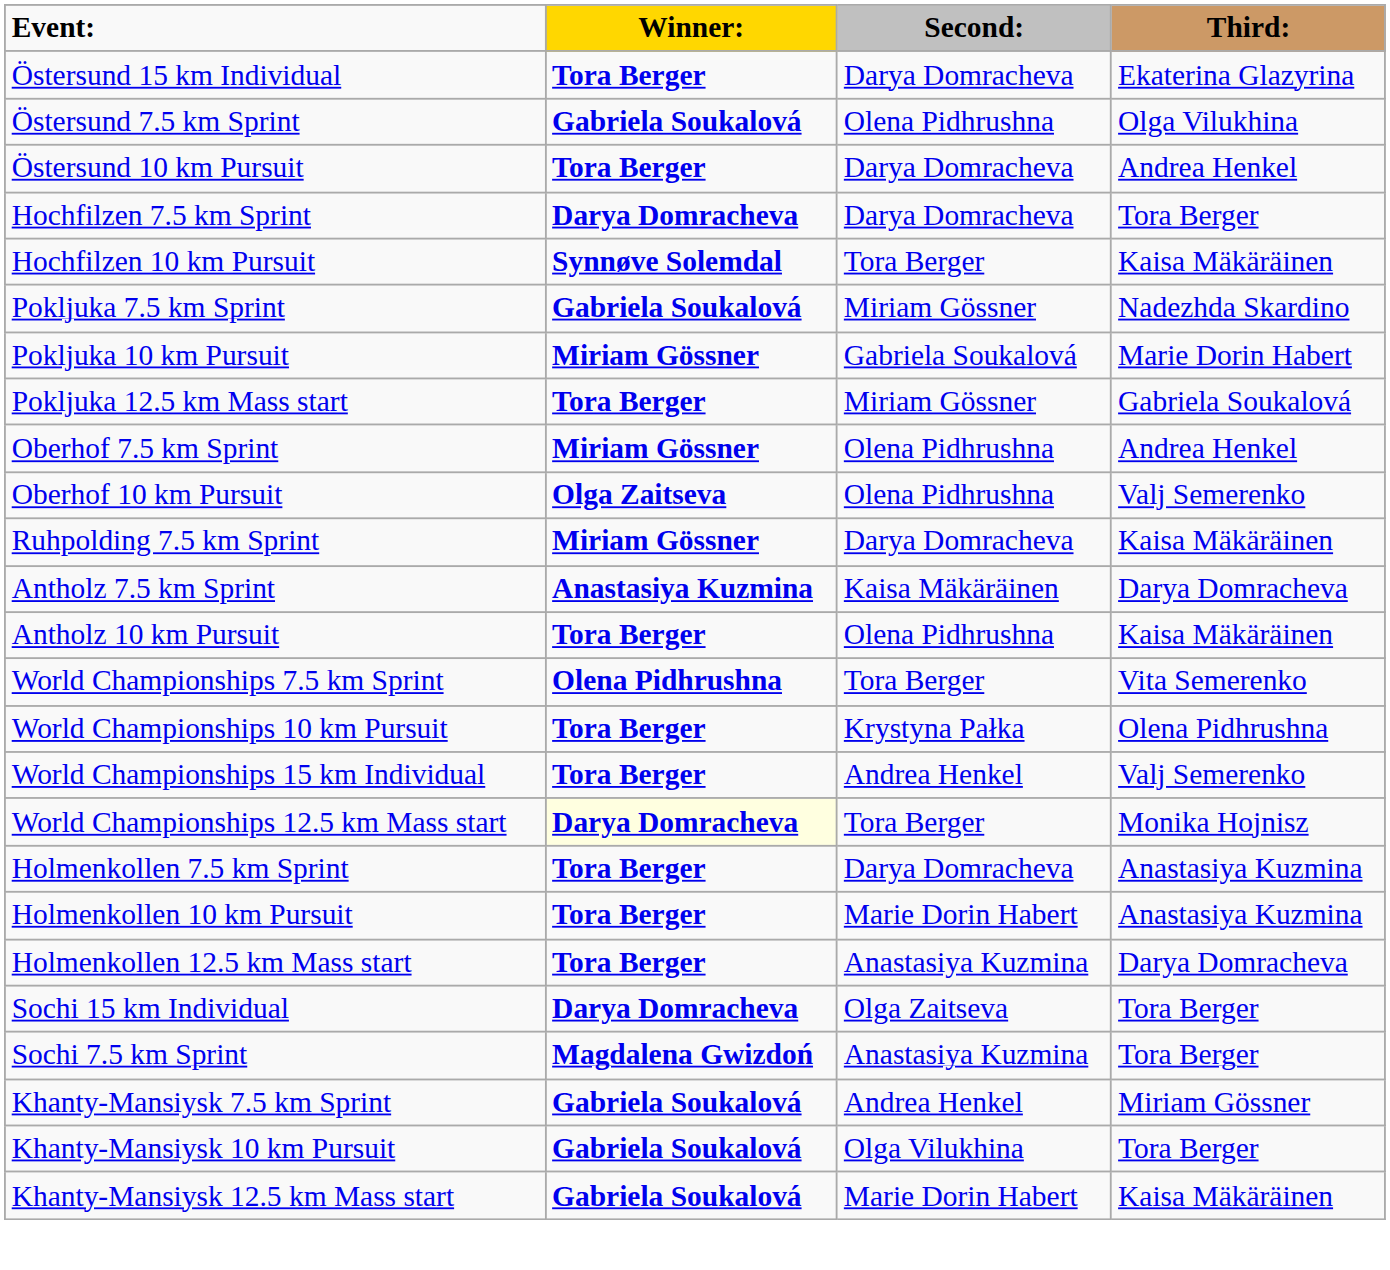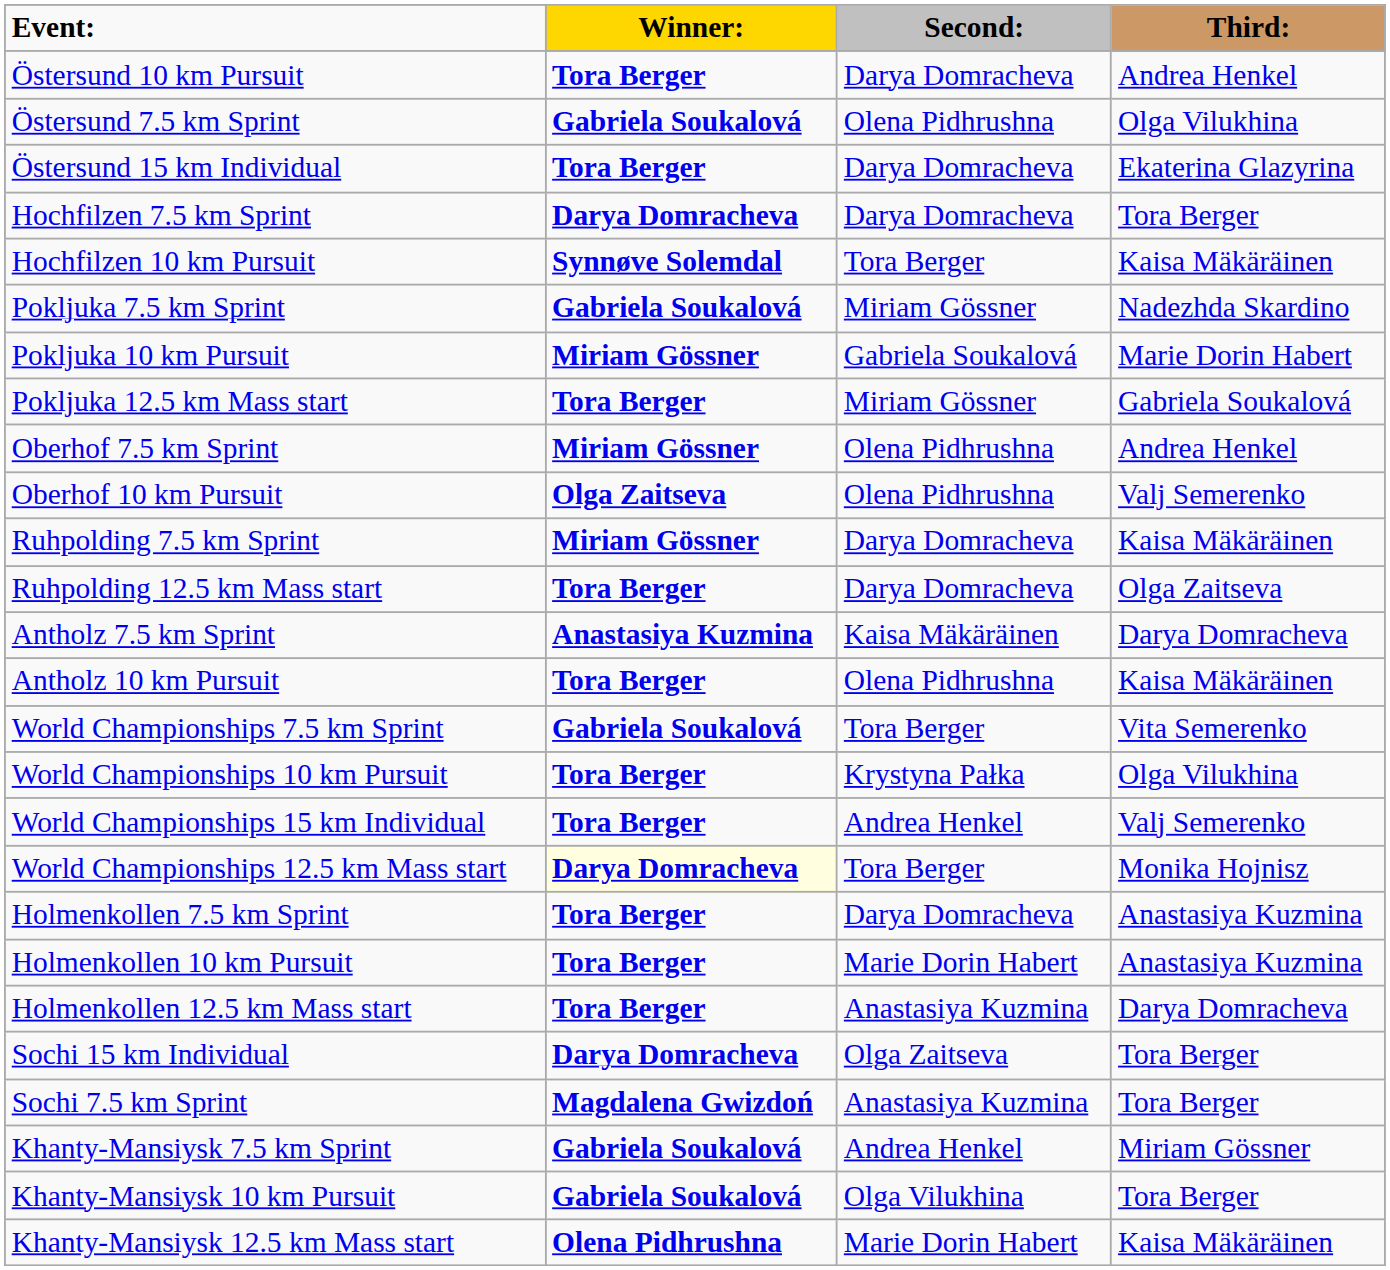rows swapped: (176, 74) <-> (158, 167)
+ row: (197, 588)
(667, 681) Olena Pidhrushna -> (677, 728) Gabriela Soukalová
(1223, 728) Olena Pidhrushna -> (1208, 774) Olga Vilukhina
(677, 1195) Gabriela Soukalová -> (667, 1241) Olena Pidhrushna
